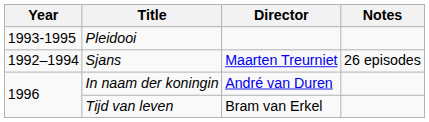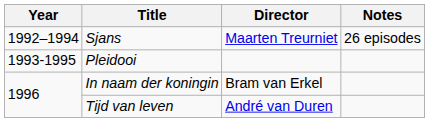rows swapped: (103, 60) <-> (111, 38)
(279, 83) André van Duren -> (274, 83) Bram van Erkel
(274, 106) Bram van Erkel -> (279, 106) André van Duren
